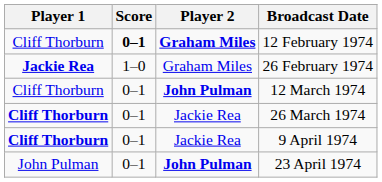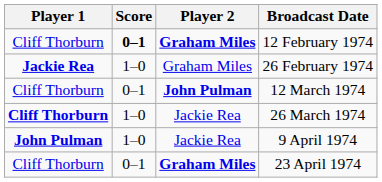(134, 115) 0–1 -> (134, 115) 1–0
(58, 139) Cliff Thorburn -> (58, 139) John Pulman
(134, 139) 0–1 -> (134, 139) 1–0
(58, 164) John Pulman -> (58, 164) Cliff Thorburn
(207, 164) John Pulman -> (207, 164) Graham Miles
